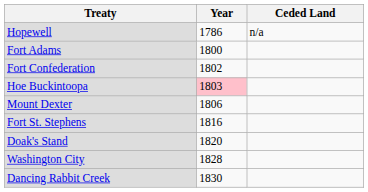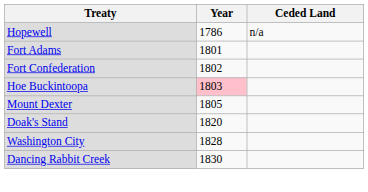(211, 50) 1800 -> (211, 50) 1801
(211, 104) 1806 -> (211, 104) 1805
- row: (47, 123)
